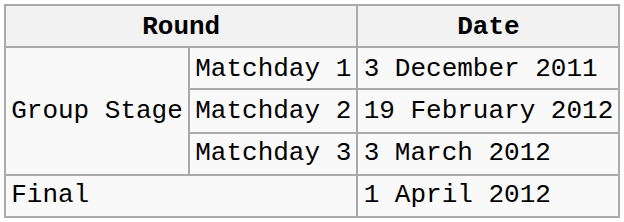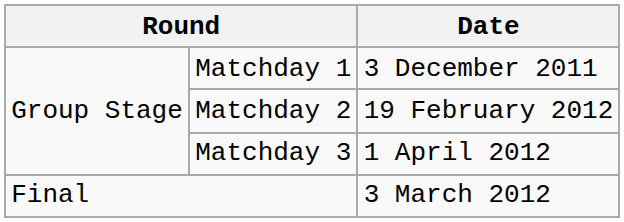(457, 153) 3 March 2012 -> (457, 153) 1 April 2012
(457, 196) 1 April 2012 -> (457, 196) 3 March 2012
